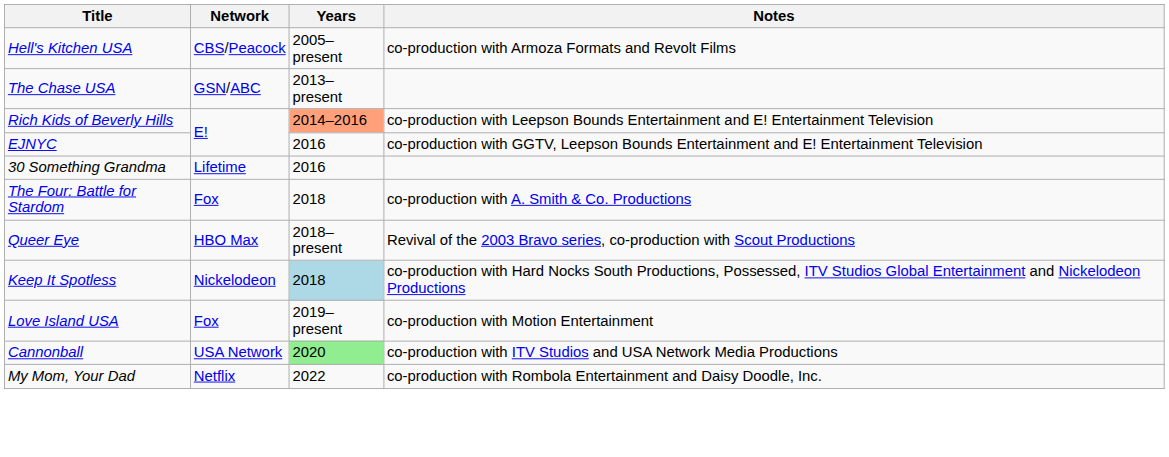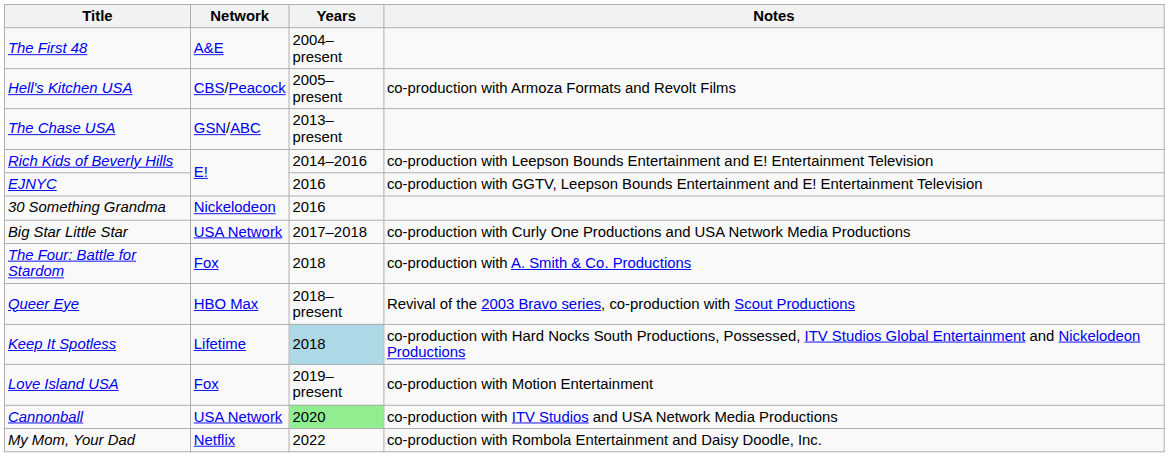+ row: (48, 48)
(330, 120) lightsalmon background -> (330, 160) no background
(220, 167) Lifetime -> (235, 208) Nickelodeon
+ row: (68, 231)
(235, 280) Nickelodeon -> (220, 344) Lifetime
